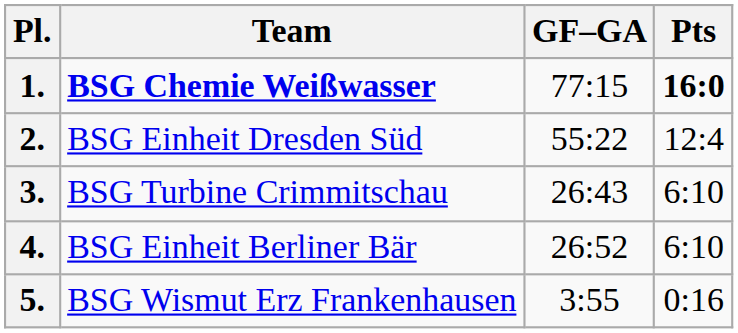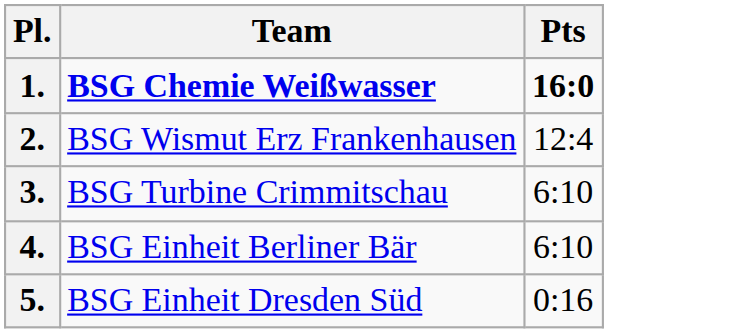- column: (590, 31)
(245, 138) BSG Einheit Dresden Süd -> (292, 138) BSG Wismut Erz Frankenhausen
(292, 300) BSG Wismut Erz Frankenhausen -> (245, 300) BSG Einheit Dresden Süd
